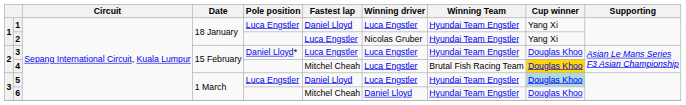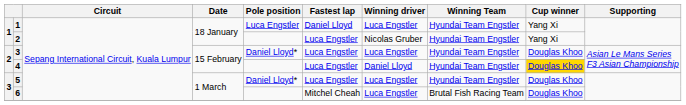(332, 66) Mitchel Cheah -> (331, 66) Luca Engstler
(391, 66) Luca Engstler -> (388, 66) Daniel Lloyd
(477, 66) Brutal Fish Racing Team -> (474, 66) Hyundai Team Engstler
(272, 79) Luca Engstler -> (271, 79) Daniel Lloyd*
(329, 79) Daniel Lloyd -> (331, 79) Luca Engstler
(555, 79) lightblue background -> (555, 79) no background
(388, 93) Daniel Lloyd -> (391, 93) Luca Engstler
(474, 93) Hyundai Team Engstler -> (477, 93) Brutal Fish Racing Team
